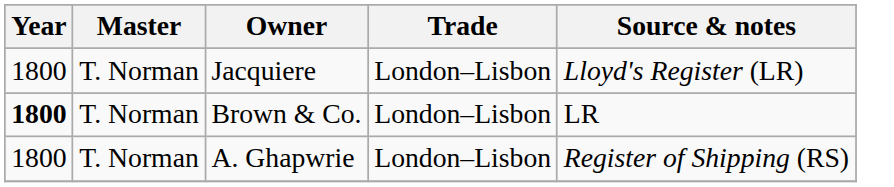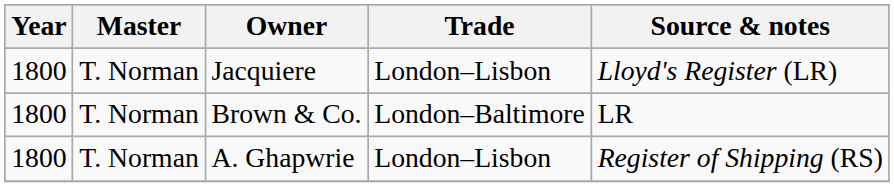(39, 114) bold -> (39, 114) normal
(463, 114) London–Lisbon -> (480, 114) London–Baltimore
